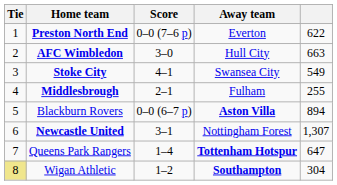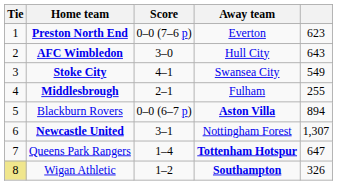(316, 33) 622 -> (316, 33) 623
(316, 52) 663 -> (316, 52) 643
(316, 170) 304 -> (316, 170) 326
